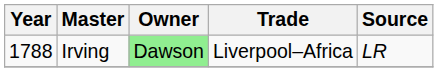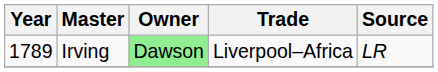(31, 50) 1788 -> (31, 50) 1789
